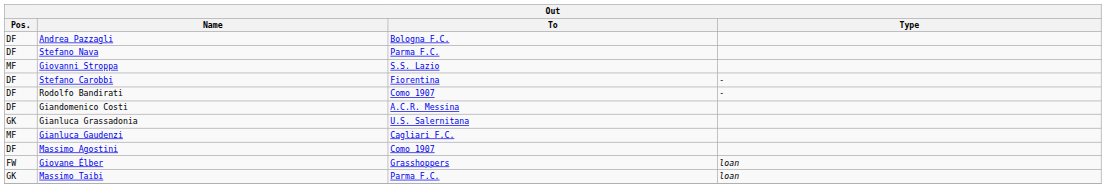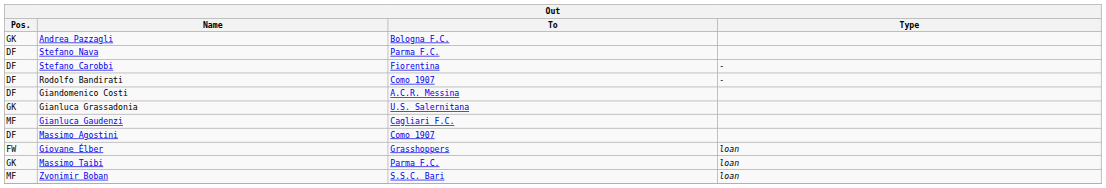(11, 38) DF -> (11, 38) GK
- row: (79, 66)
+ row: (74, 176)
